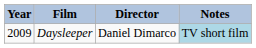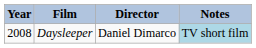(19, 33) 2009 -> (19, 33) 2008
